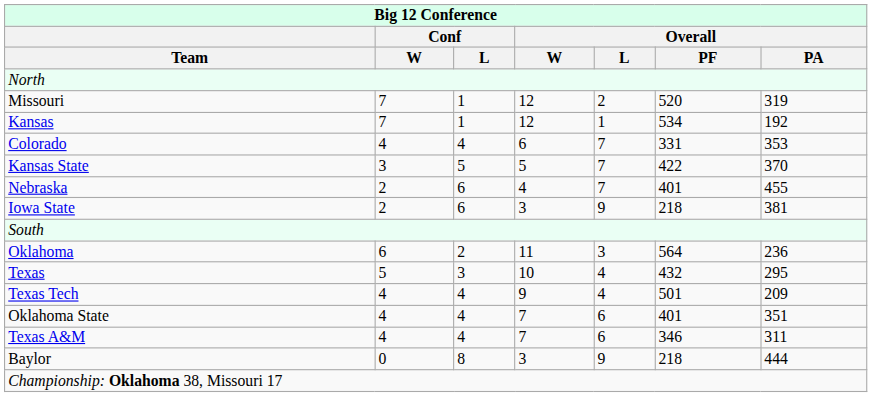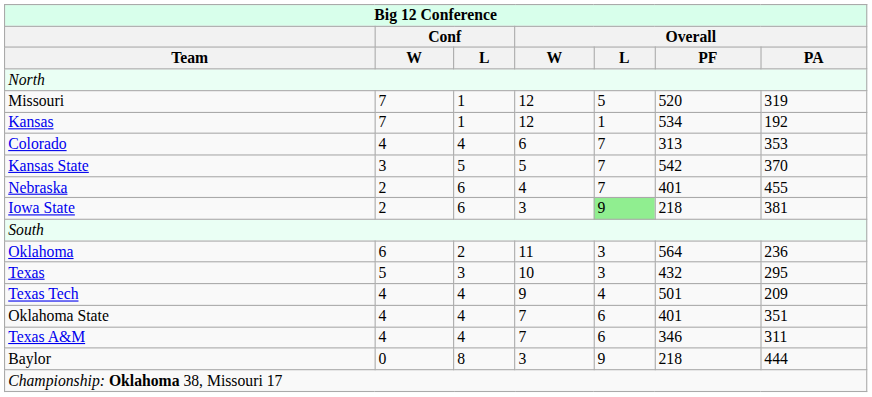(601, 101) 2 -> (601, 101) 5
(670, 144) 331 -> (670, 144) 313
(670, 165) 422 -> (670, 165) 542
(601, 208) no background -> (601, 208) lightgreen background
(601, 273) 4 -> (601, 273) 3
